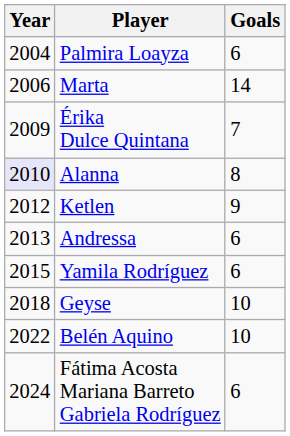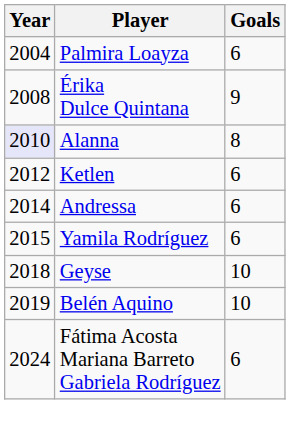- row: (84, 85)
(30, 129) 2009 -> (30, 97) 2008
(235, 129) 7 -> (235, 97) 9
(235, 206) 9 -> (235, 173) 6
(30, 238) 2013 -> (30, 206) 2014
(30, 336) 2022 -> (30, 303) 2019
